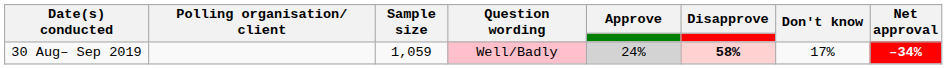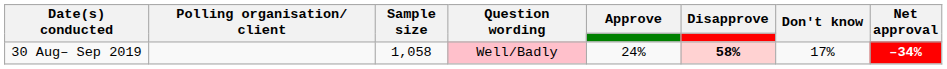(411, 53) 1,059 -> (411, 53) 1,058
(633, 53) lightgrey background -> (633, 53) no background
